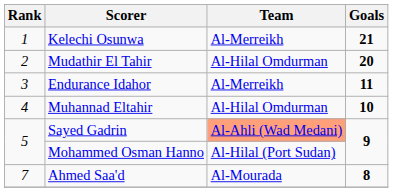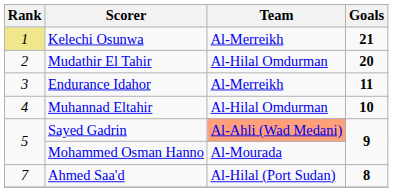(25, 38) no background -> (25, 38) khaki background
(273, 152) Al-Hilal (Port Sudan) -> (246, 152) Al-Mourada
(246, 175) Al-Mourada -> (273, 175) Al-Hilal (Port Sudan)
